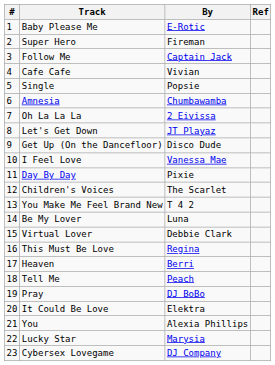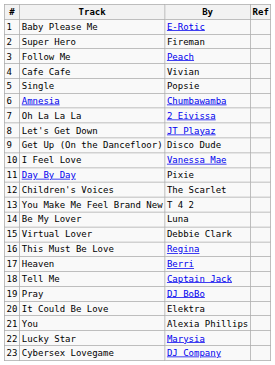(199, 56) Captain Jack -> (180, 56) Peach
(180, 279) Peach -> (199, 279) Captain Jack
